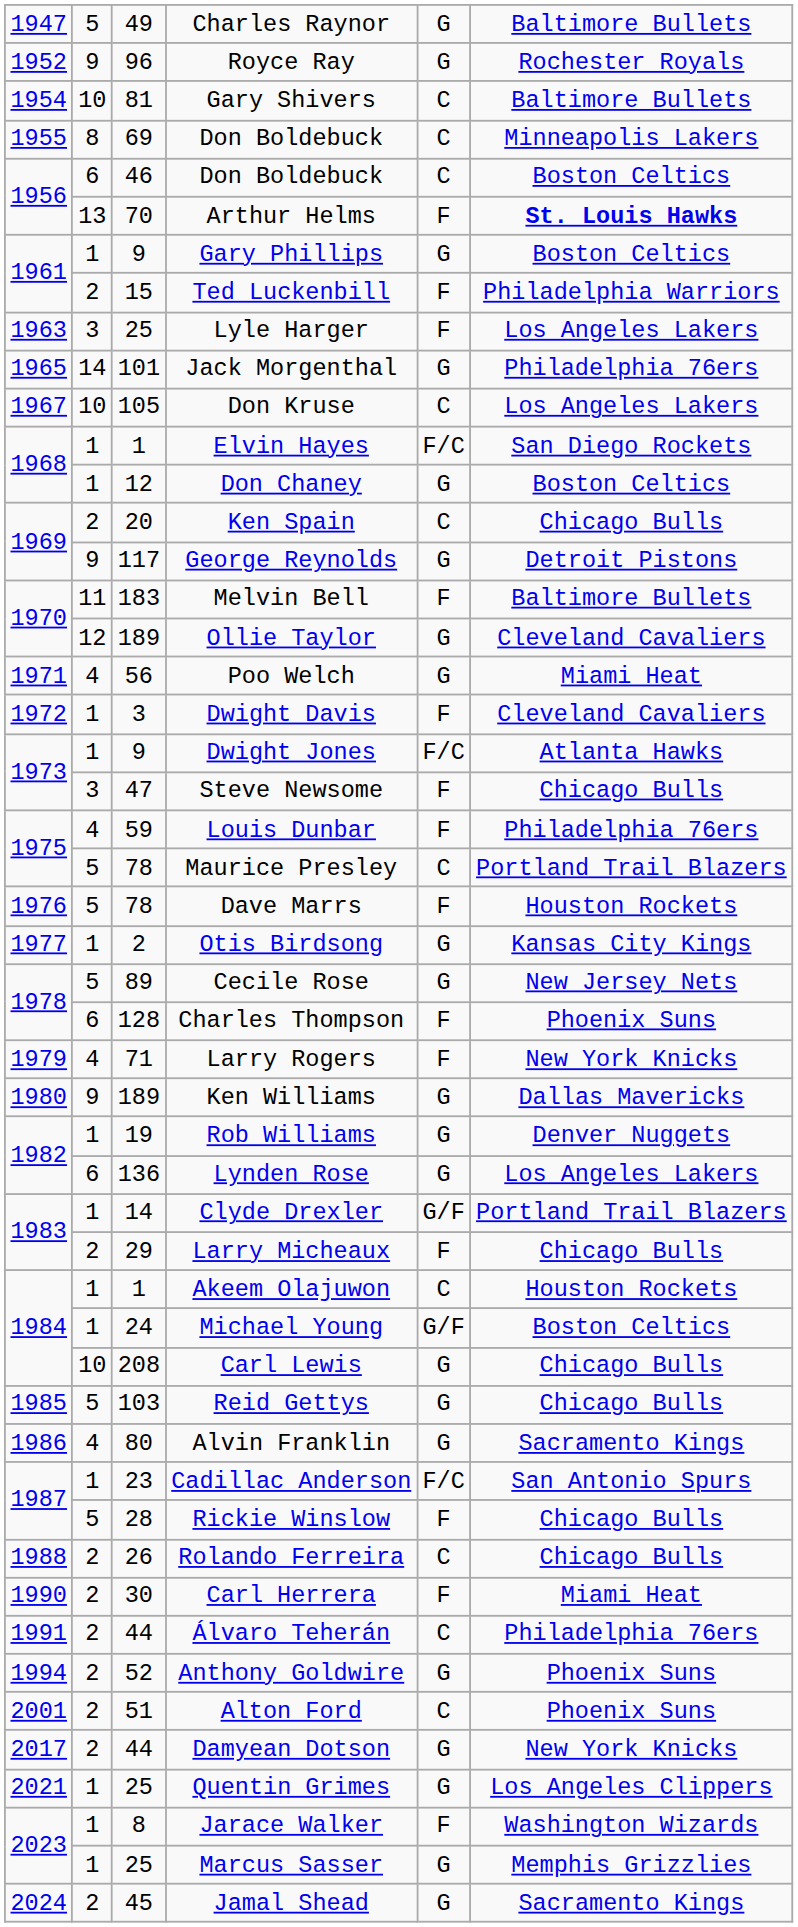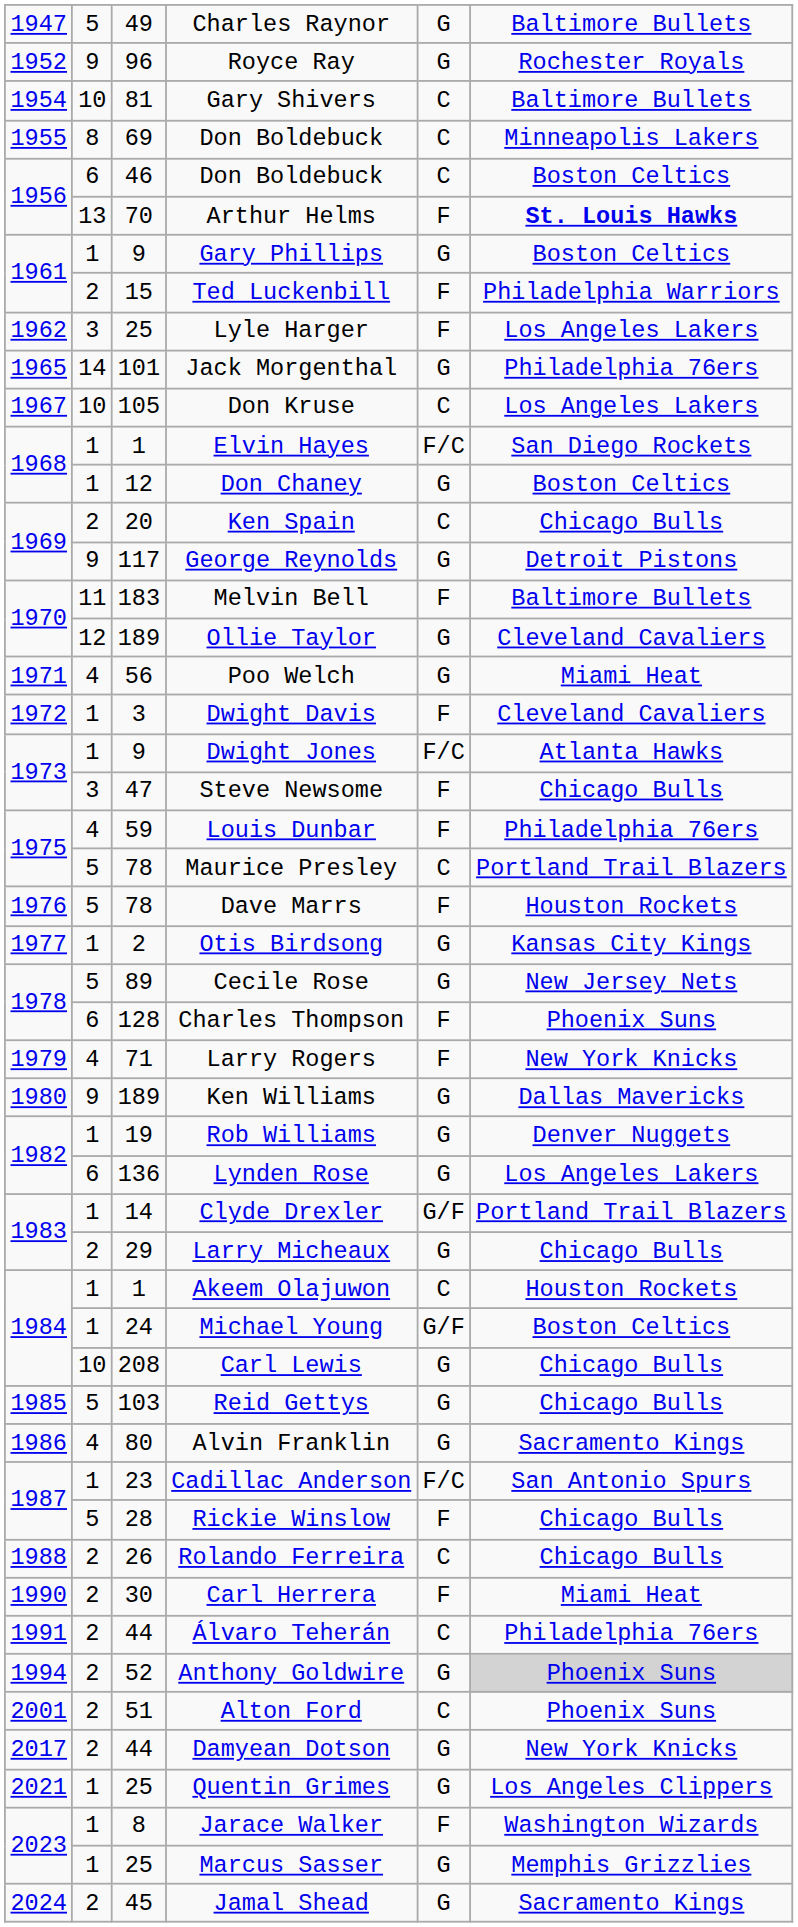(39, 331) 1963 -> (39, 331) 1962
(444, 1251) F -> (444, 1251) G
(631, 1673) no background -> (631, 1673) lightgrey background
